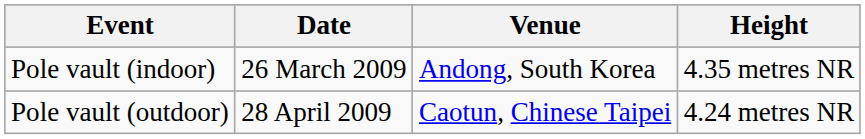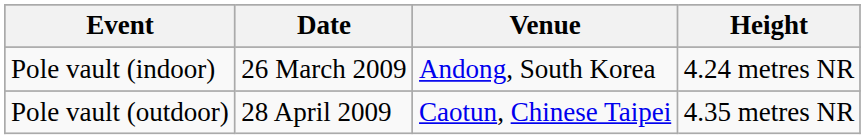(769, 68) 4.35 metres NR -> (769, 68) 4.24 metres NR
(769, 111) 4.24 metres NR -> (769, 111) 4.35 metres NR
